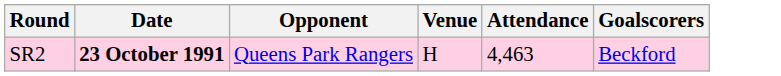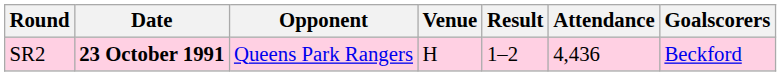+ column: (515, 20)
(510, 53) 4,463 -> (577, 53) 4,436
